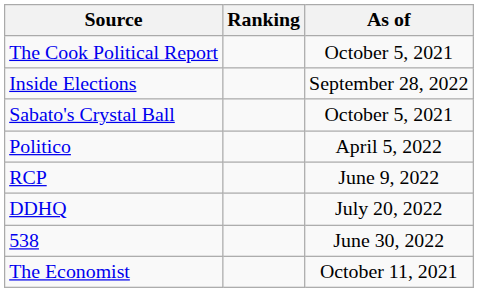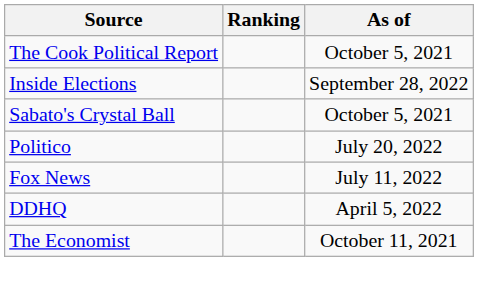(389, 146) April 5, 2022 -> (389, 146) July 20, 2022
- row: (28, 177)
+ row: (50, 177)
(389, 209) July 20, 2022 -> (389, 209) April 5, 2022
- row: (24, 240)
